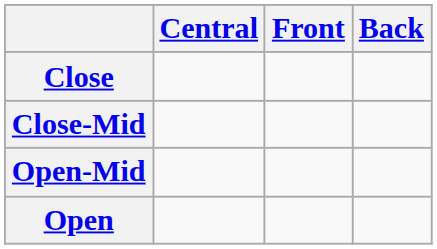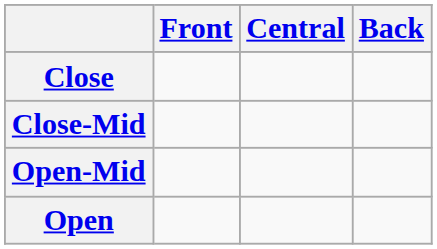columns swapped: (308, 28) <-> (209, 28)
